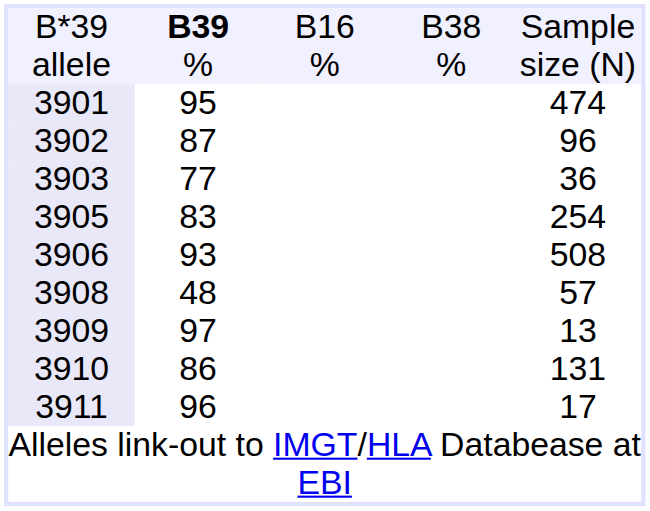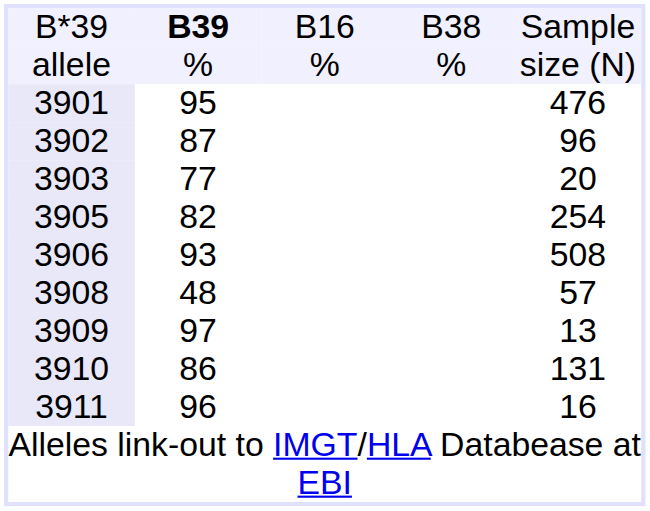(578, 102) 474 -> (578, 102) 476
(578, 178) 36 -> (578, 178) 20
(198, 216) 83 -> (198, 216) 82
(578, 406) 17 -> (578, 406) 16
